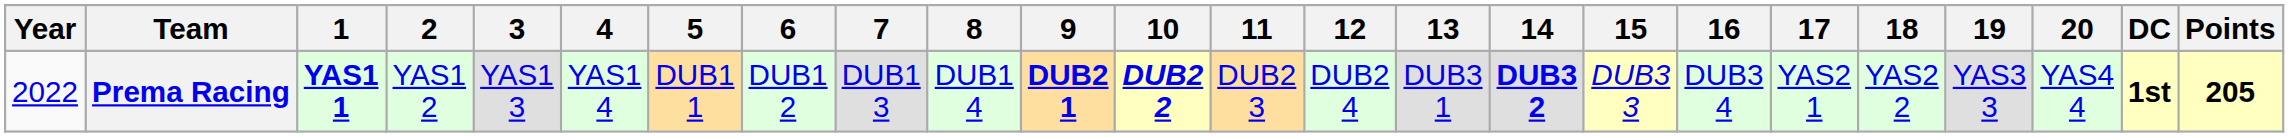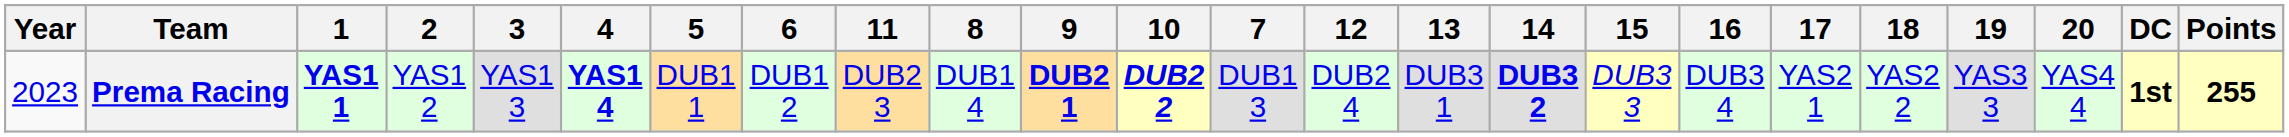columns swapped: (881, 28) <-> (1257, 28)
(45, 91) 2022 -> (45, 91) 2023
(605, 91) normal -> (605, 91) bold
(2230, 91) 205 -> (2231, 91) 255
